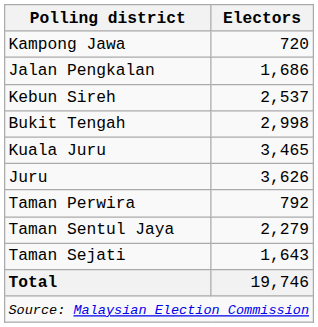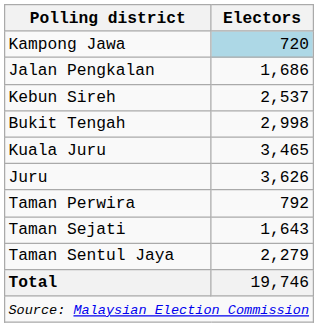(294, 44) no background -> (294, 44) lightblue background
rows swapped: (67, 256) <-> (91, 230)
